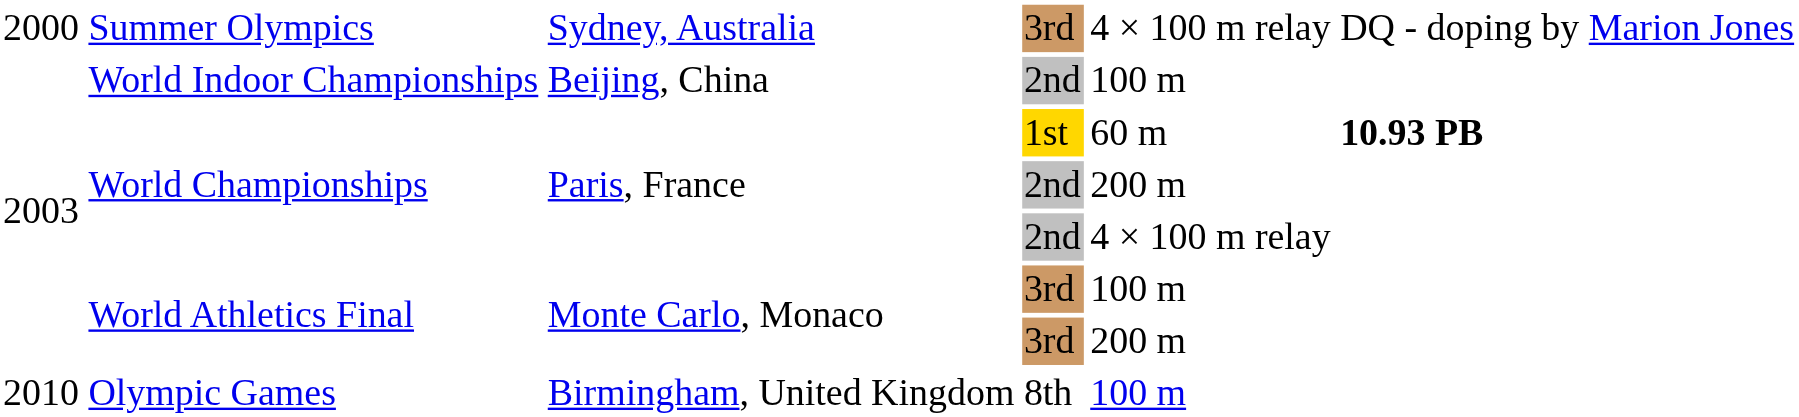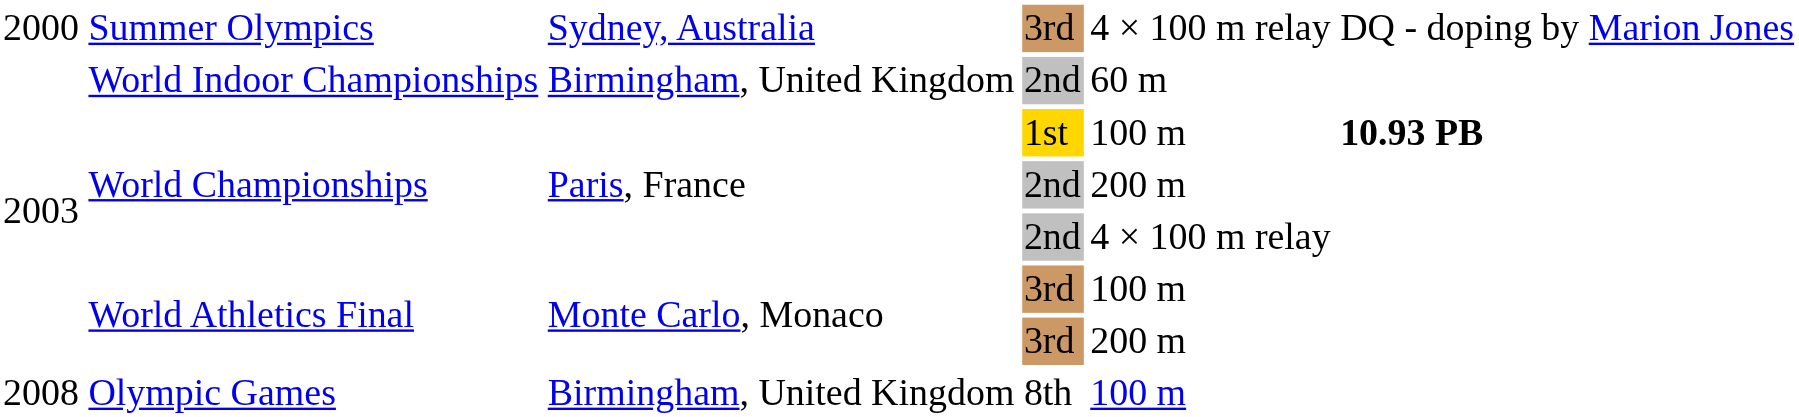(658, 79) Beijing, China -> (781, 79) Birmingham, United Kingdom
(1138, 79) 100 m -> (1129, 79) 60 m
(1129, 132) 60 m -> (1138, 132) 100 m
(41, 392) 2010 -> (41, 392) 2008
